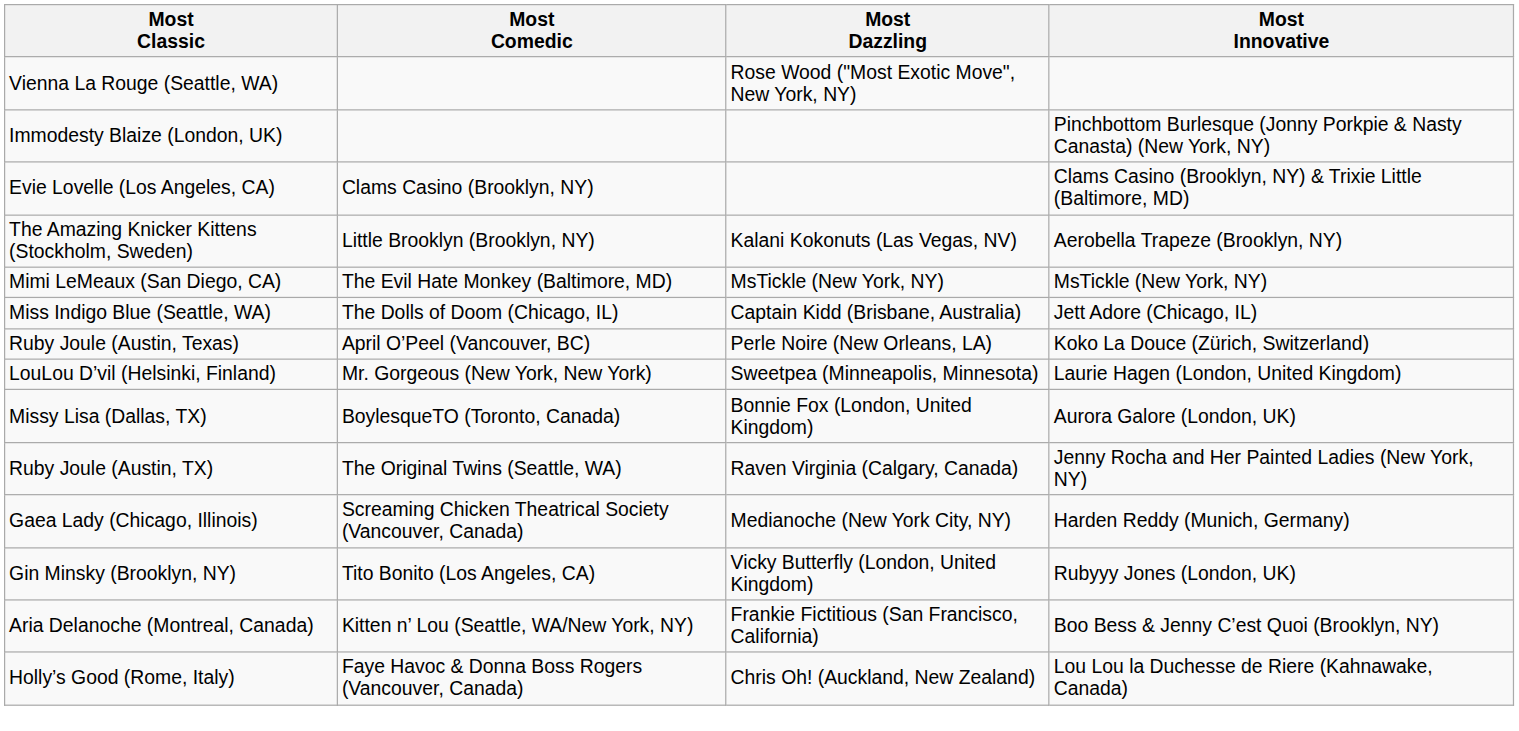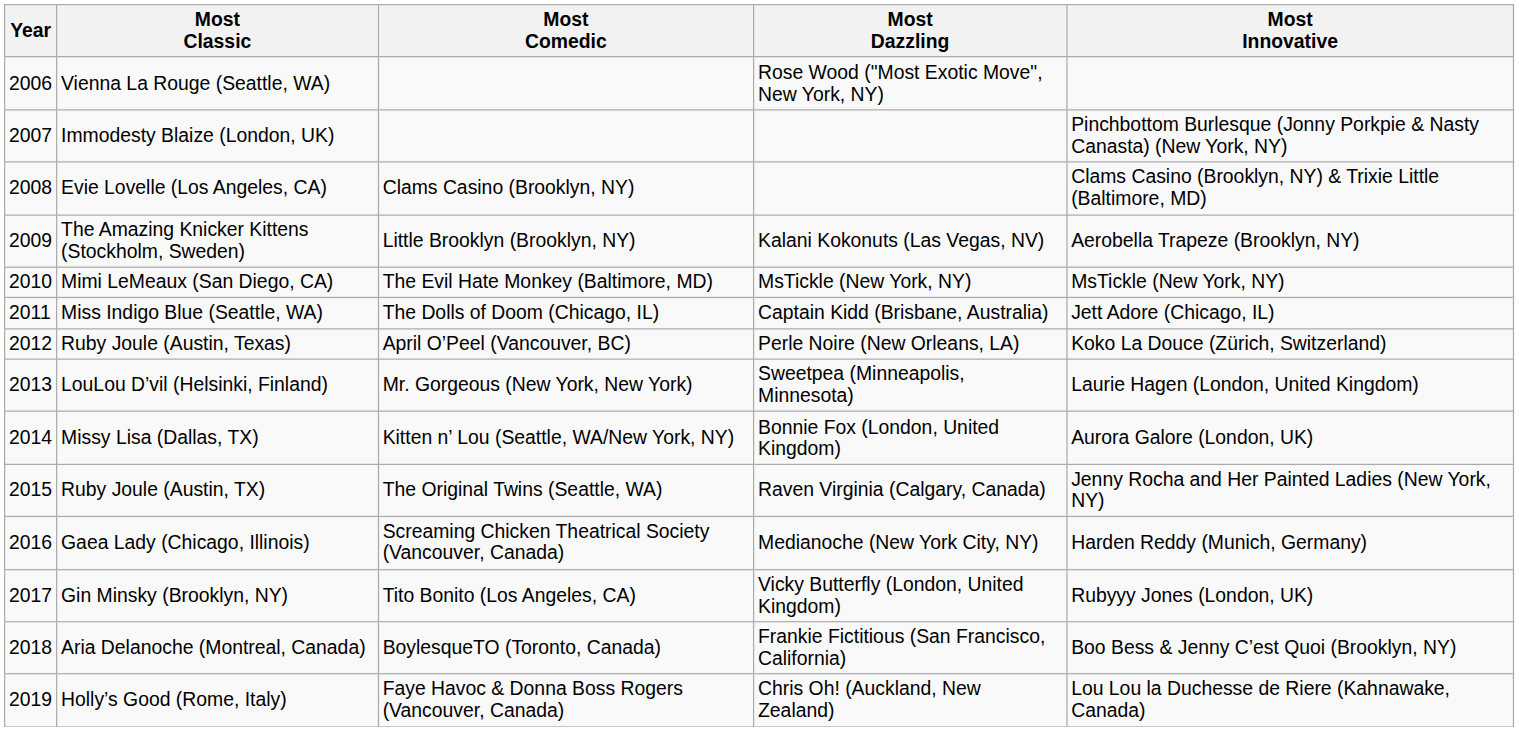+ column: (31, 30)
(481, 415) BoylesqueTO (Toronto, Canada) -> (558, 437) Kitten n’ Lou (Seattle, WA/New York, NY)
(518, 625) Kitten n’ Lou (Seattle, WA/New York, NY) -> (522, 647) BoylesqueTO (Toronto, Canada)
